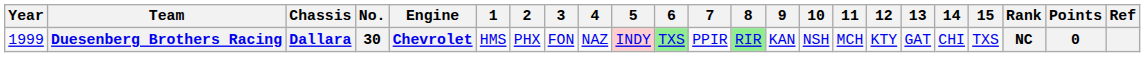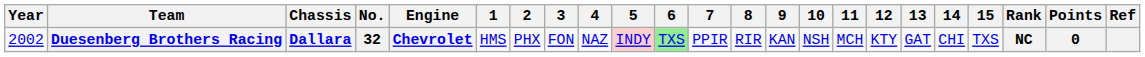(26, 40) 1999 -> (26, 40) 2002
(372, 40) 30 -> (372, 40) 32
(748, 40) lightgreen background -> (748, 40) no background
